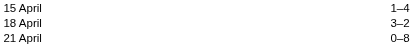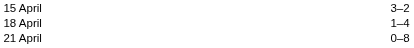(400, 8) 1–4 -> (400, 8) 3–2
(400, 23) 3–2 -> (400, 23) 1–4
